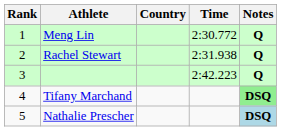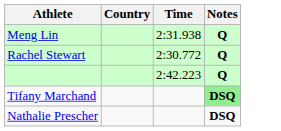- column: (22, 14)
(214, 34) 2:30.772 -> (179, 34) 2:31.938
(214, 55) 2:31.938 -> (179, 55) 2:30.772
(258, 116) lightblue background -> (222, 116) no background
